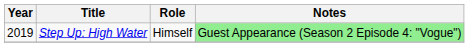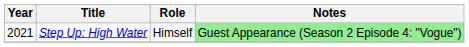(20, 32) 2019 -> (20, 32) 2021
